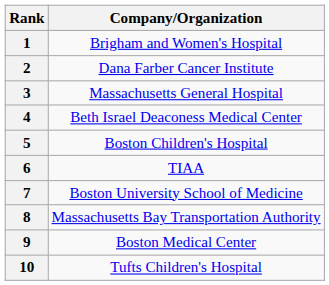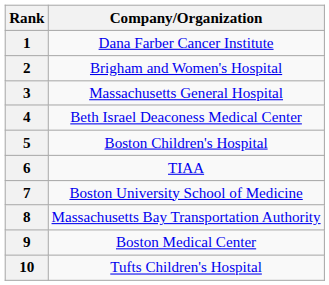(186, 43) Brigham and Women's Hospital -> (186, 43) Dana Farber Cancer Institute
(186, 67) Dana Farber Cancer Institute -> (186, 67) Brigham and Women's Hospital
